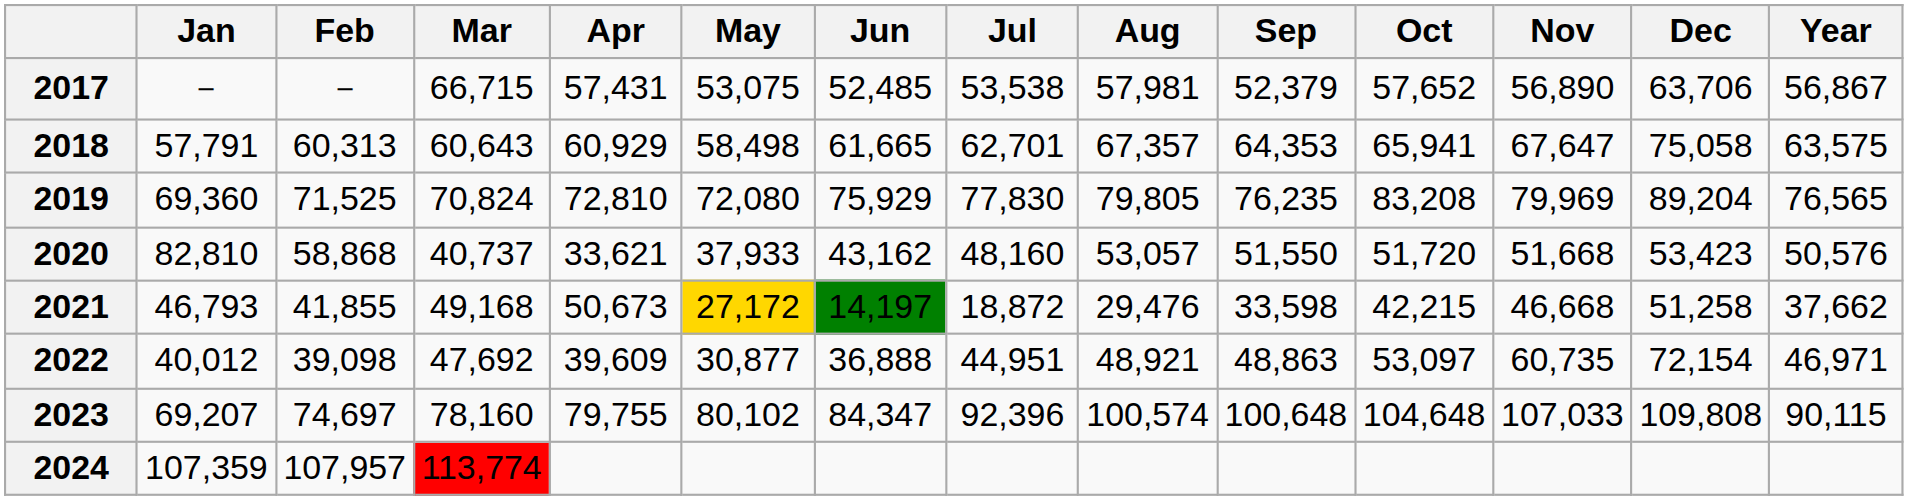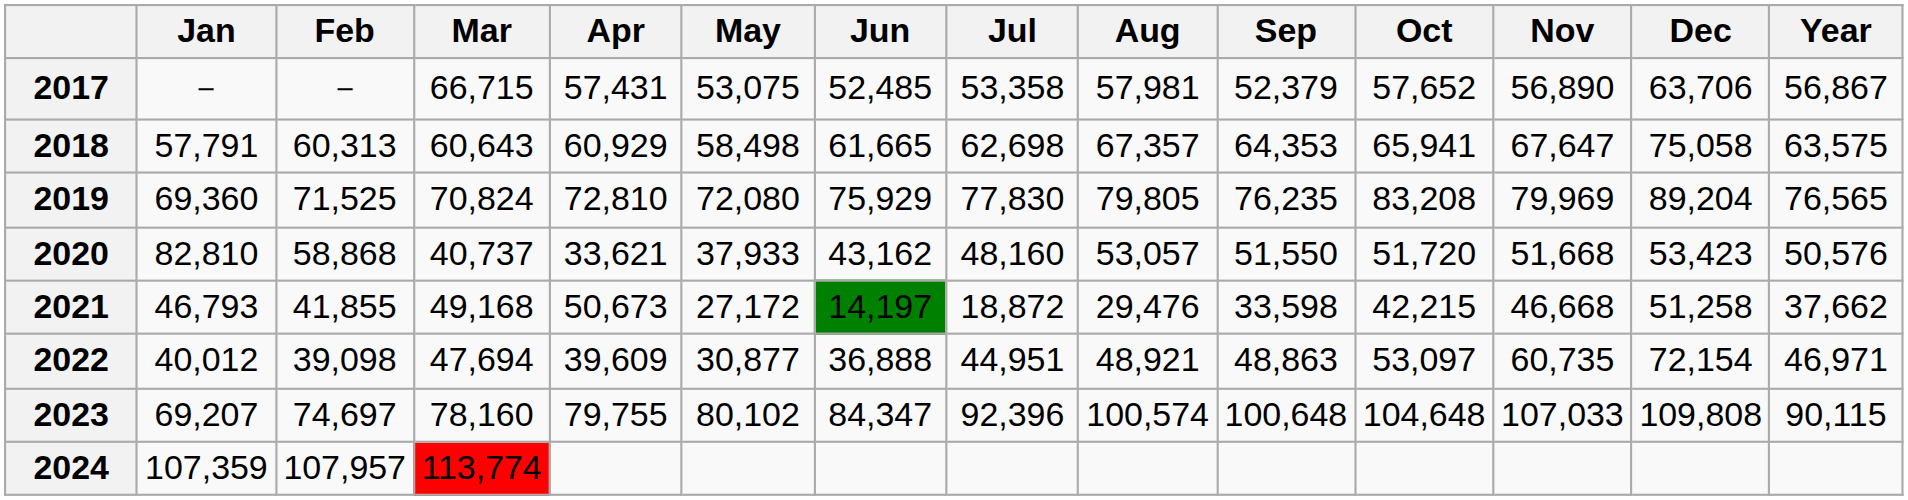(1012, 88) 53,538 -> (1012, 88) 53,358
(1012, 145) 62,701 -> (1012, 145) 62,698
(748, 306) gold background -> (748, 306) no background
(482, 360) 47,692 -> (482, 360) 47,694
